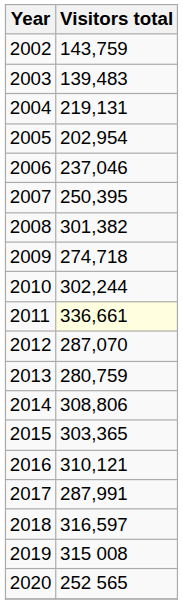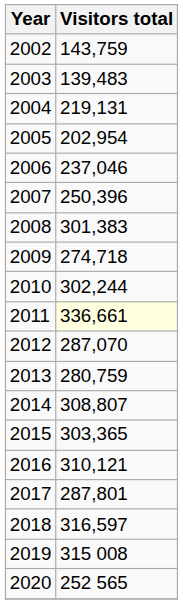(94, 197) 250,395 -> (94, 197) 250,396
(94, 227) 301,382 -> (94, 227) 301,383
(94, 405) 308,806 -> (94, 405) 308,807
(94, 494) 287,991 -> (94, 494) 287,801
